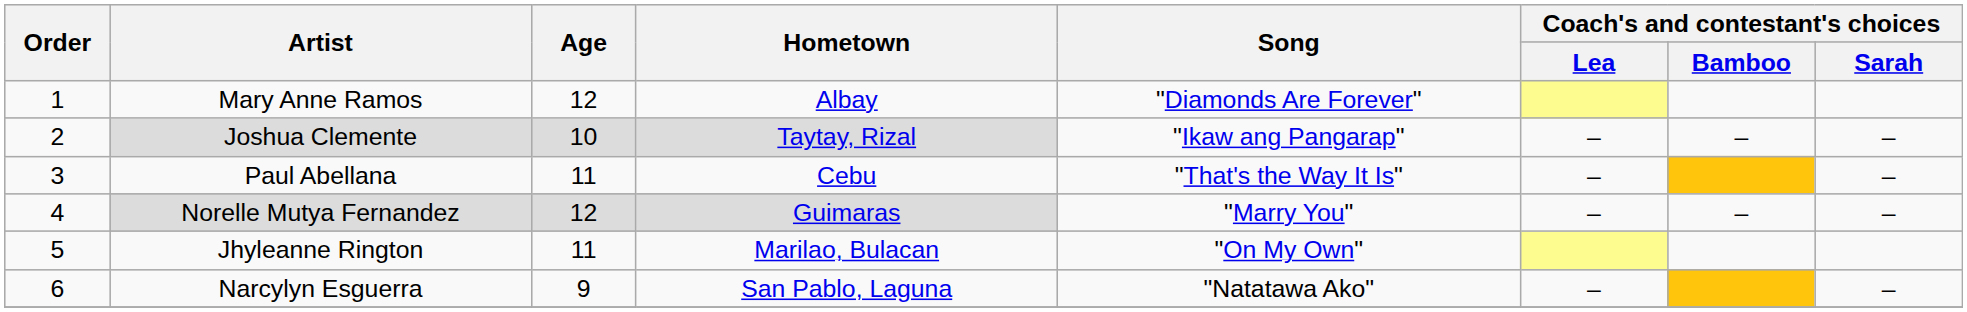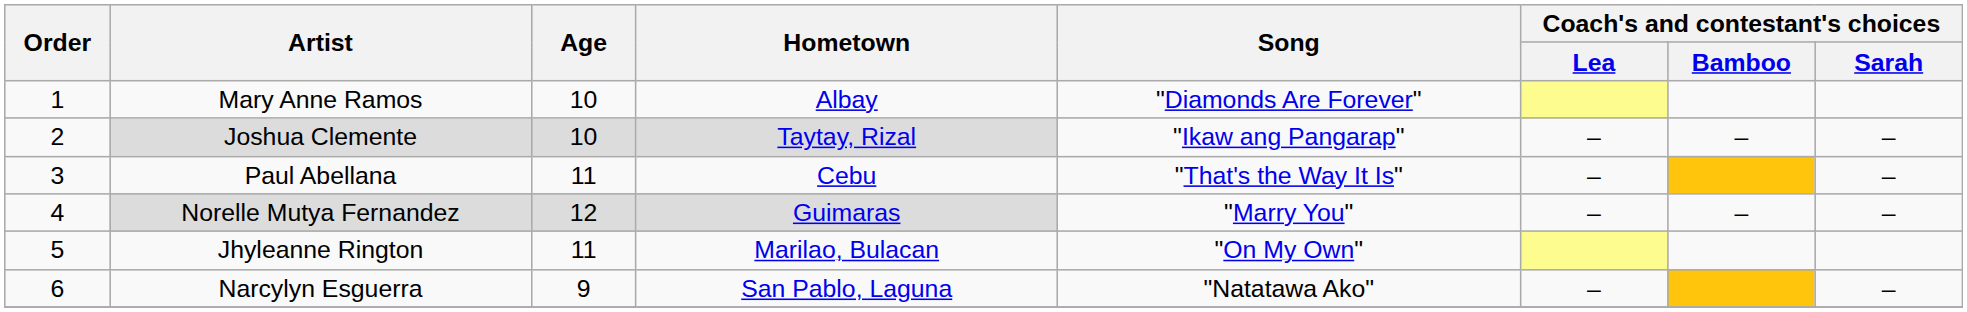(584, 99) 12 -> (584, 99) 10
